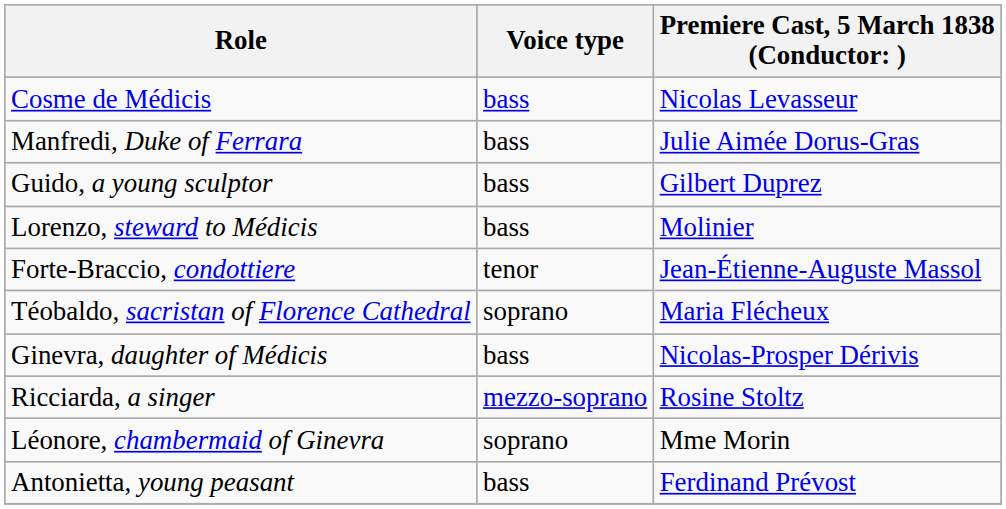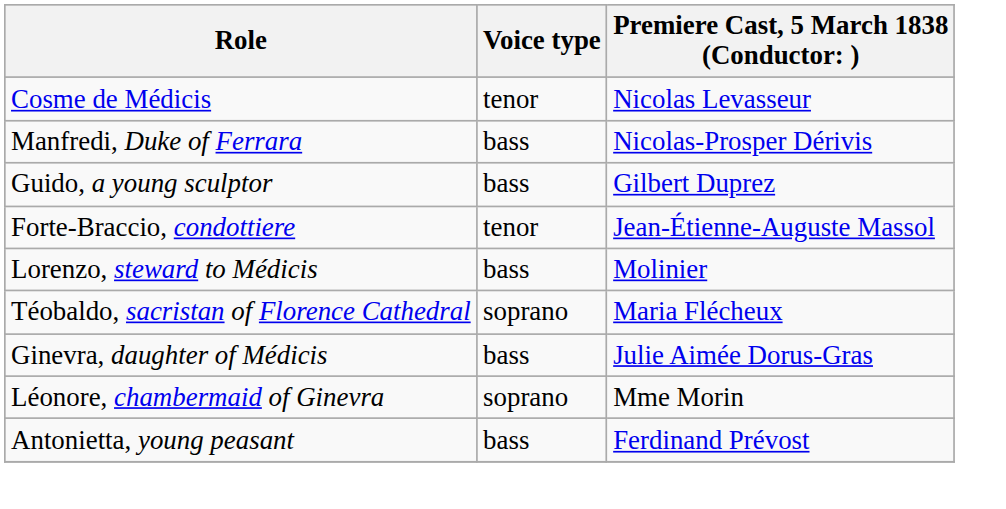(506, 98) bass -> (511, 98) tenor
(790, 141) Julie Aimée Dorus-Gras -> (743, 141) Nicolas-Prosper Dérivis
rows swapped: (153, 269) <-> (164, 226)
(789, 354) Nicolas-Prosper Dérivis -> (743, 354) Julie Aimée Dorus-Gras
- row: (113, 397)
